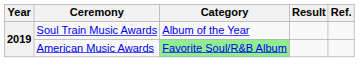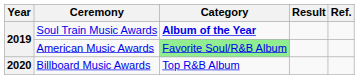(206, 30) normal -> (209, 30) bold
+ row: (94, 65)
